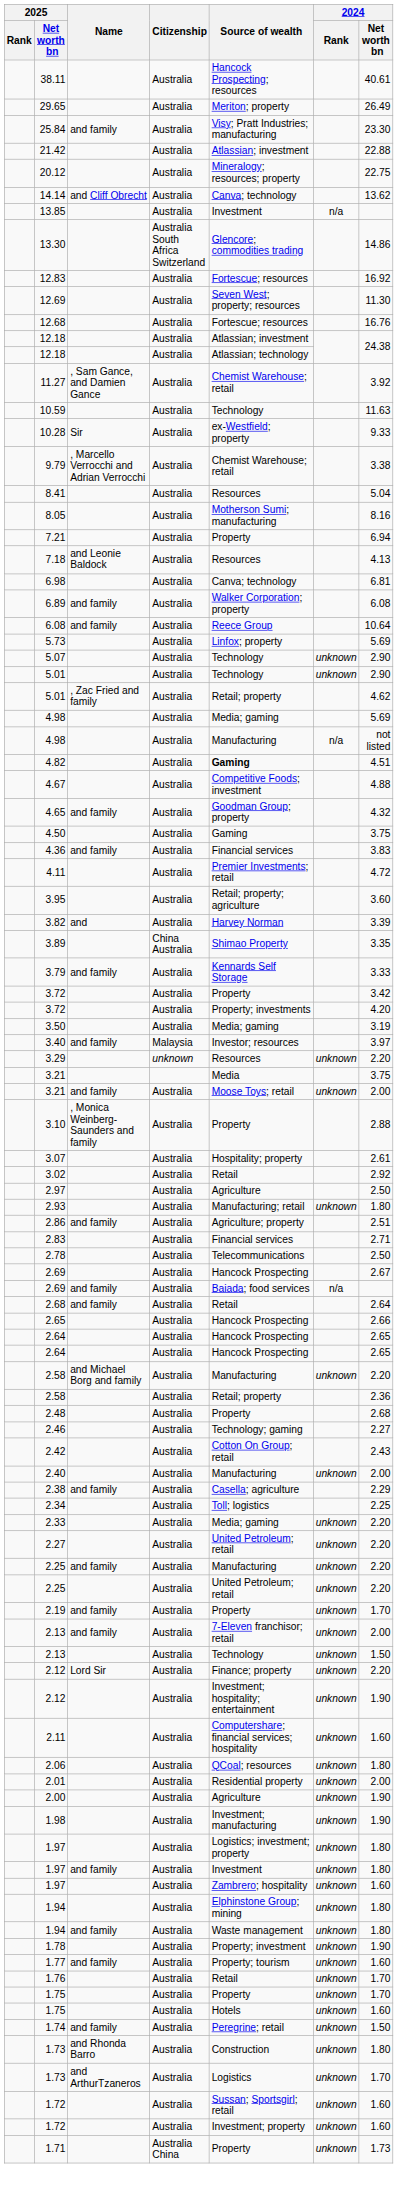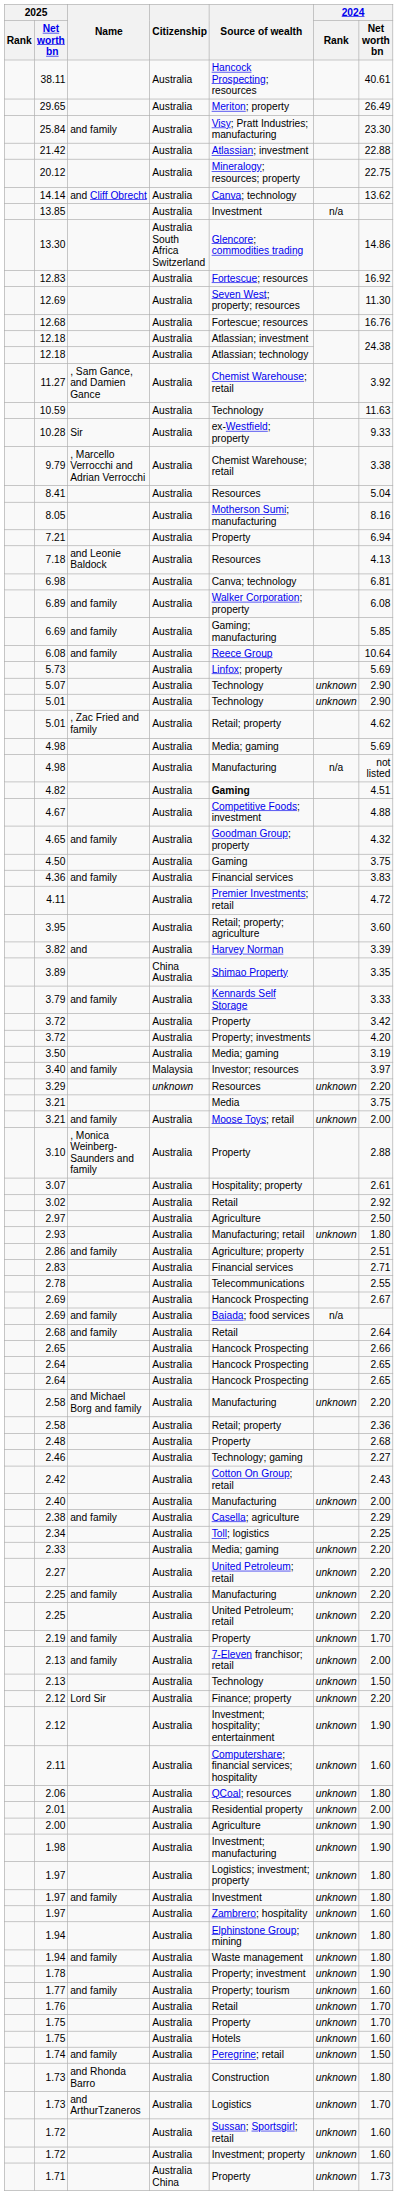+ row: (55, 631)
(380, 1256) 2.50 -> (380, 1283) 2.55
